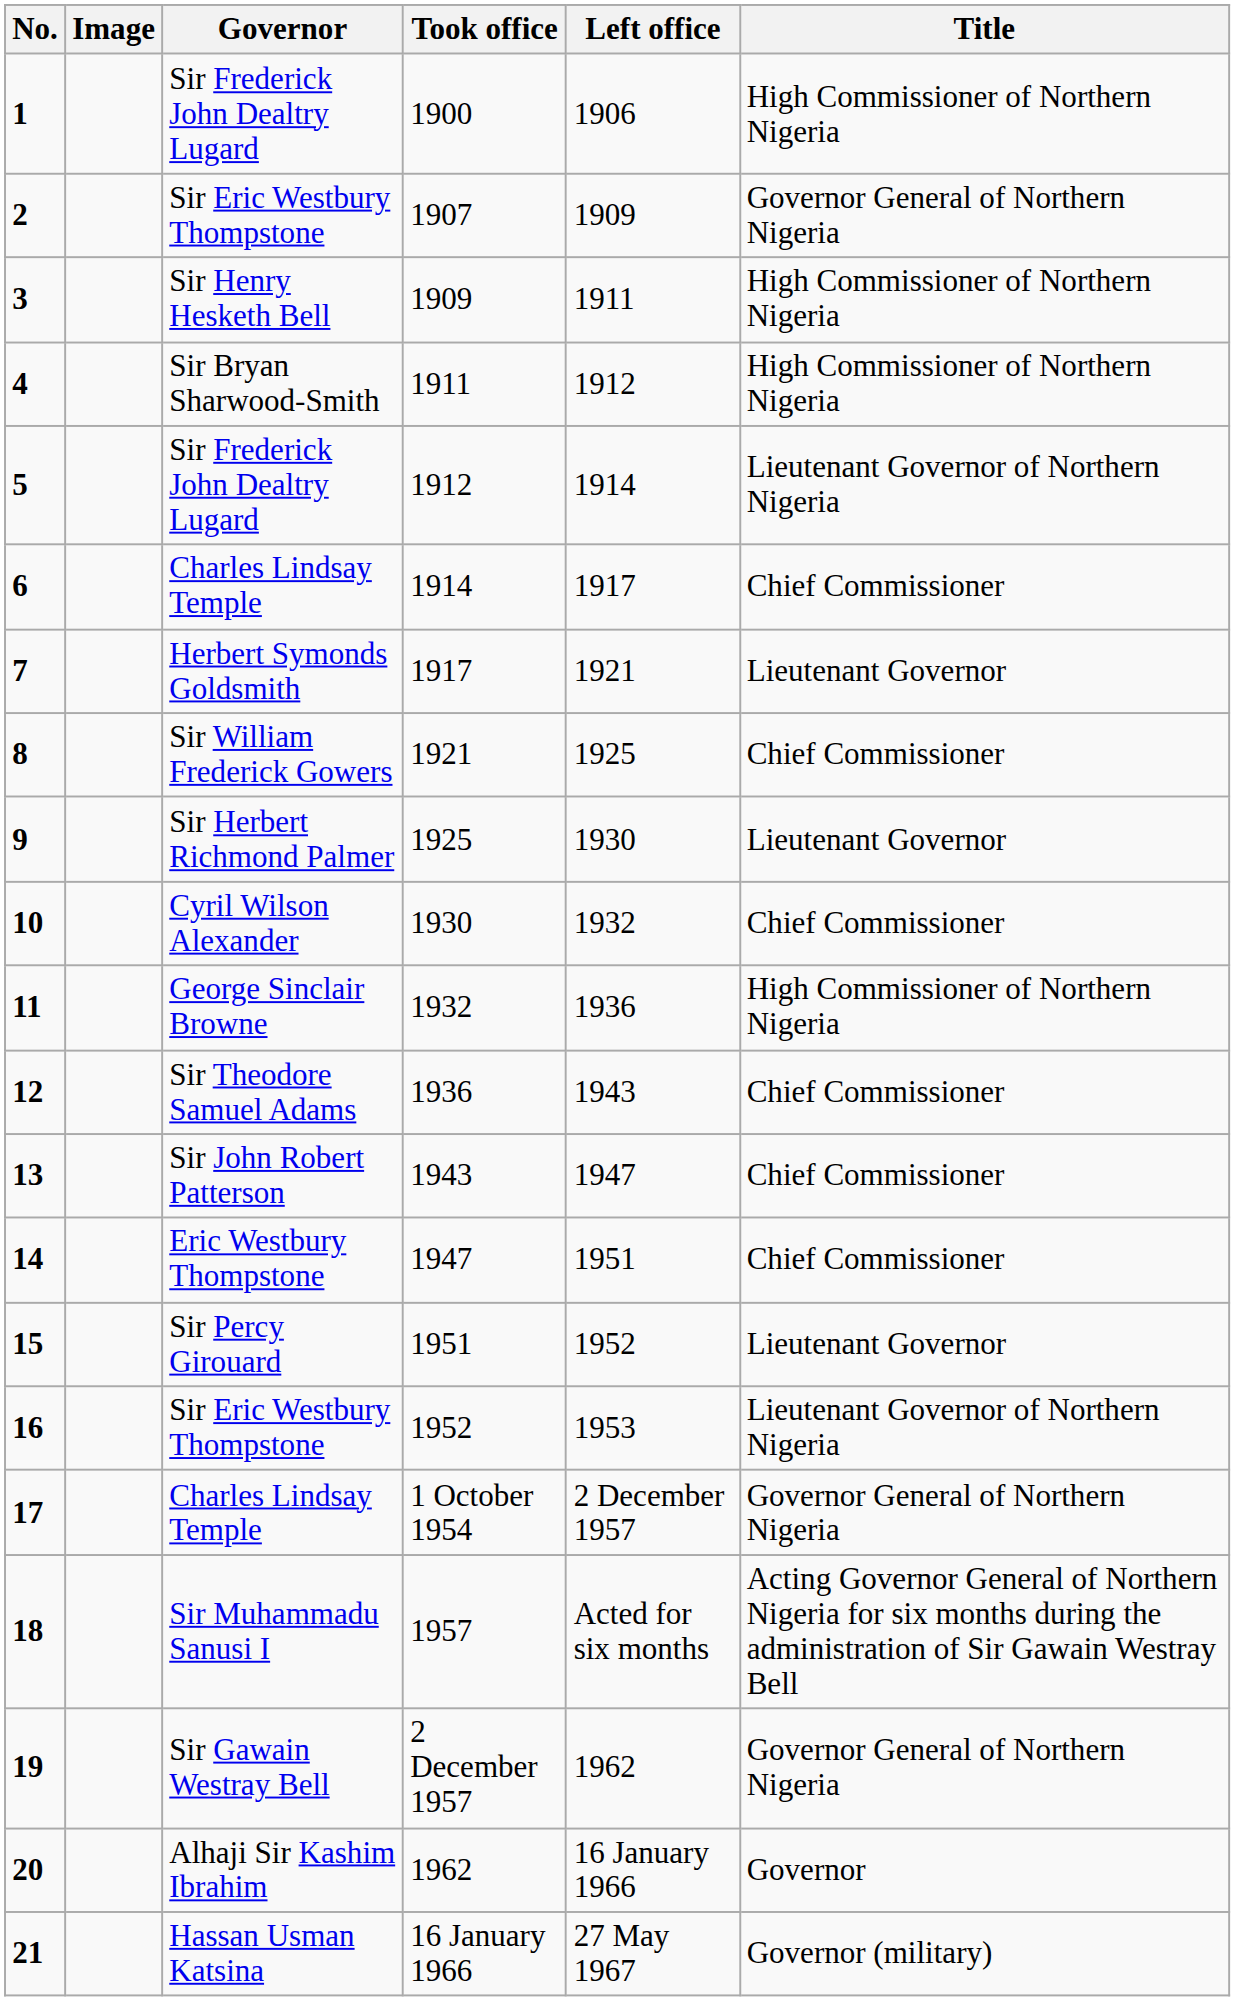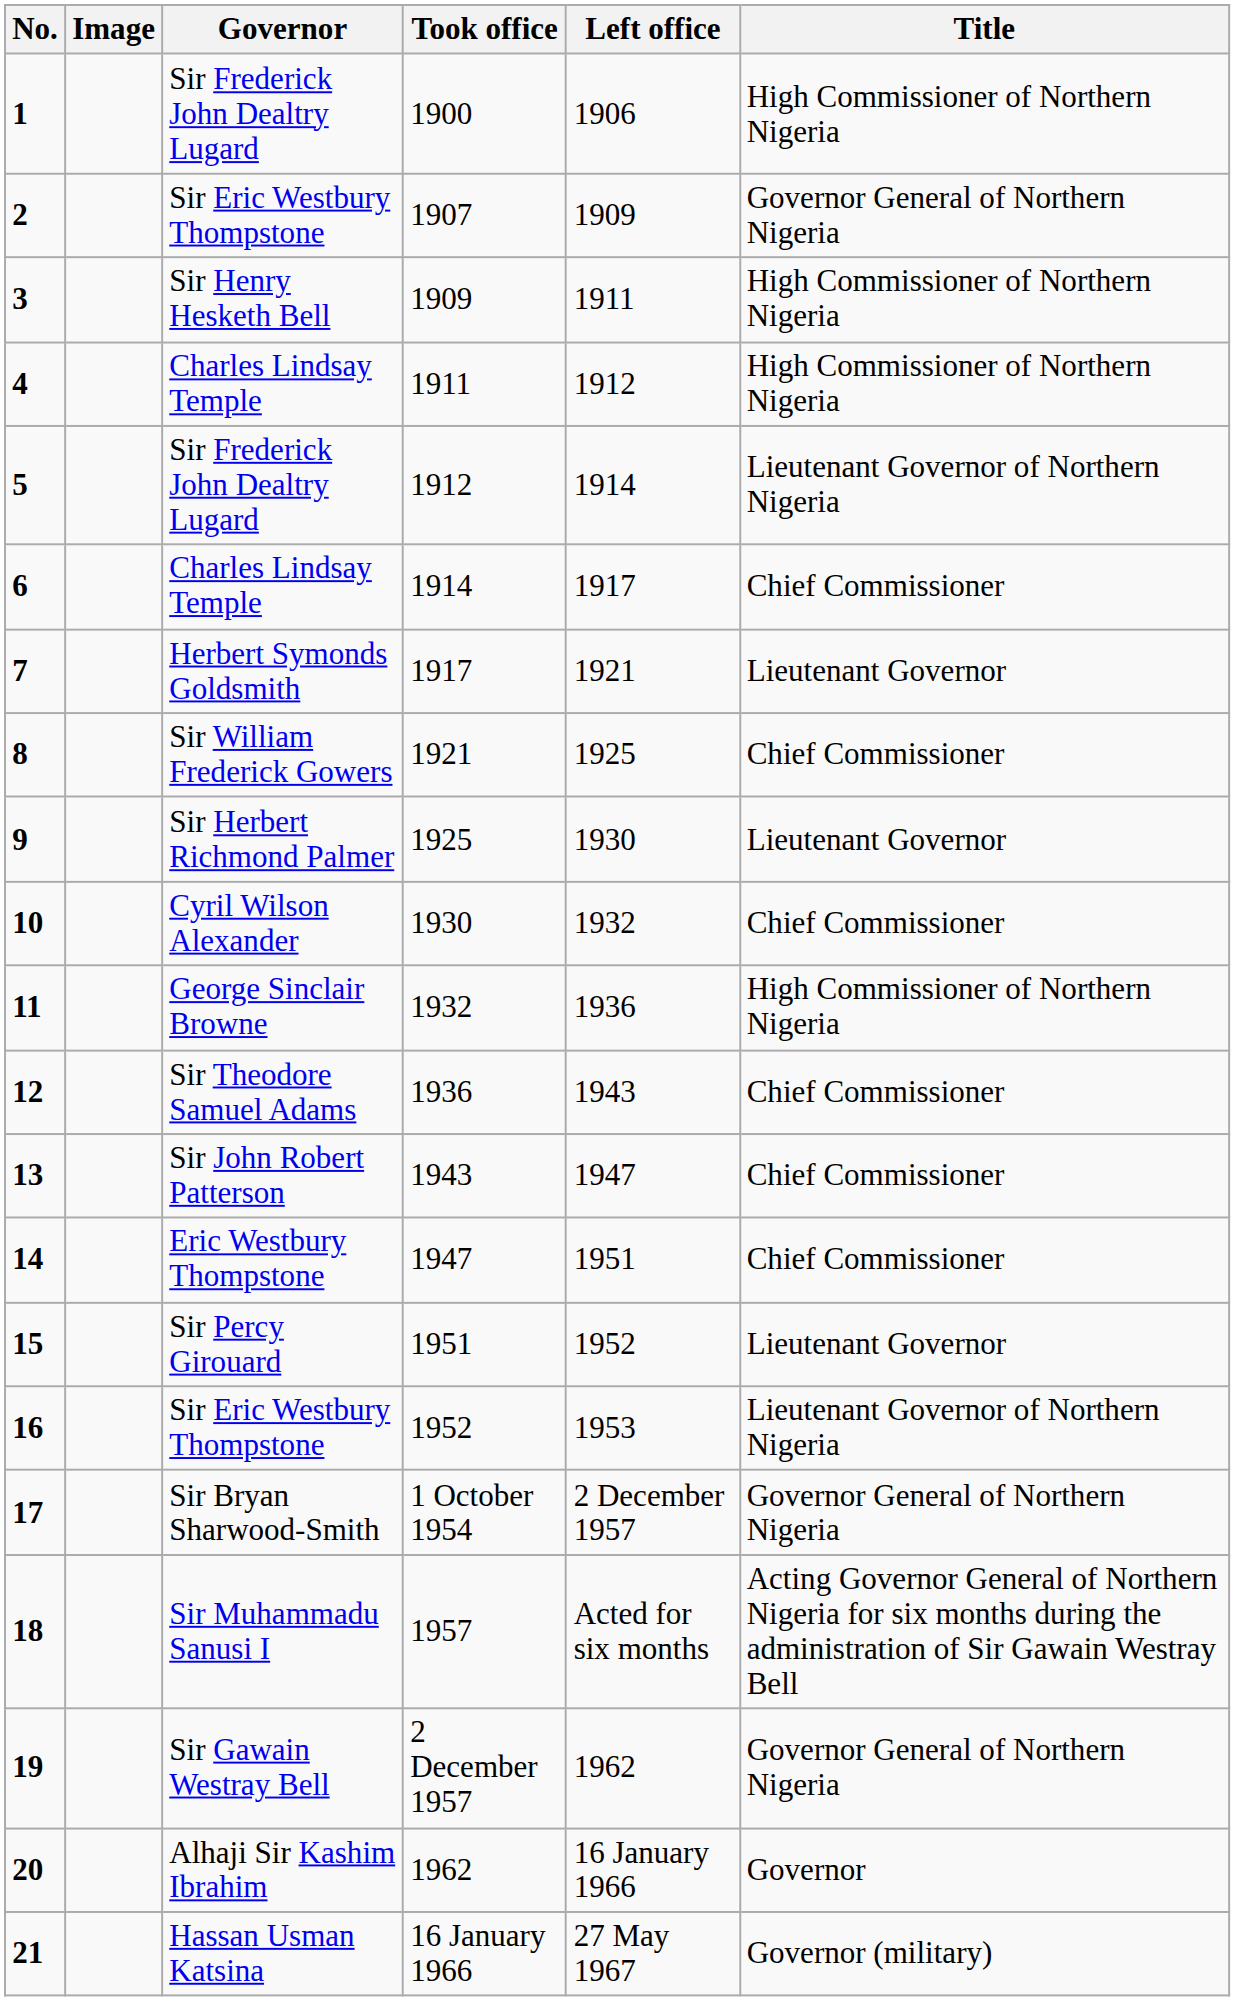(274, 383) Sir Bryan Sharwood-Smith -> (271, 383) Charles Lindsay Temple
(271, 1512) Charles Lindsay Temple -> (274, 1512) Sir Bryan Sharwood-Smith
